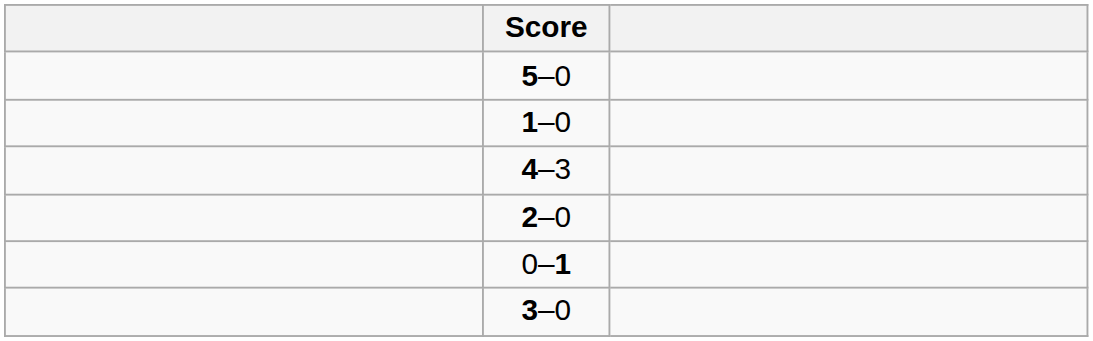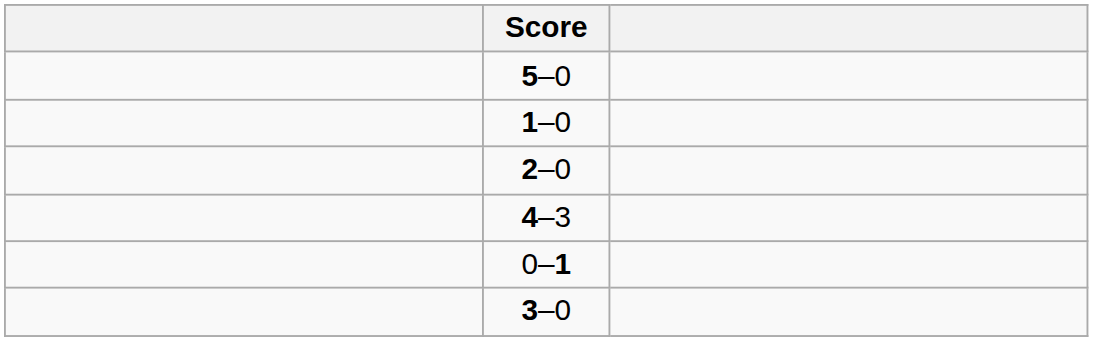rows swapped: (546, 169) <-> (546, 216)
